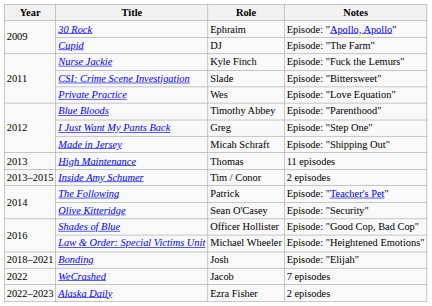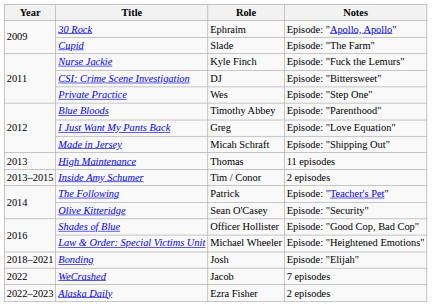(216, 45) DJ -> (222, 45) Slade
(222, 78) Slade -> (216, 78) DJ
(341, 95) Episode: "Love Equation" -> (330, 95) Episode: "Step One"
(330, 128) Episode: "Step One" -> (341, 128) Episode: "Love Equation"
